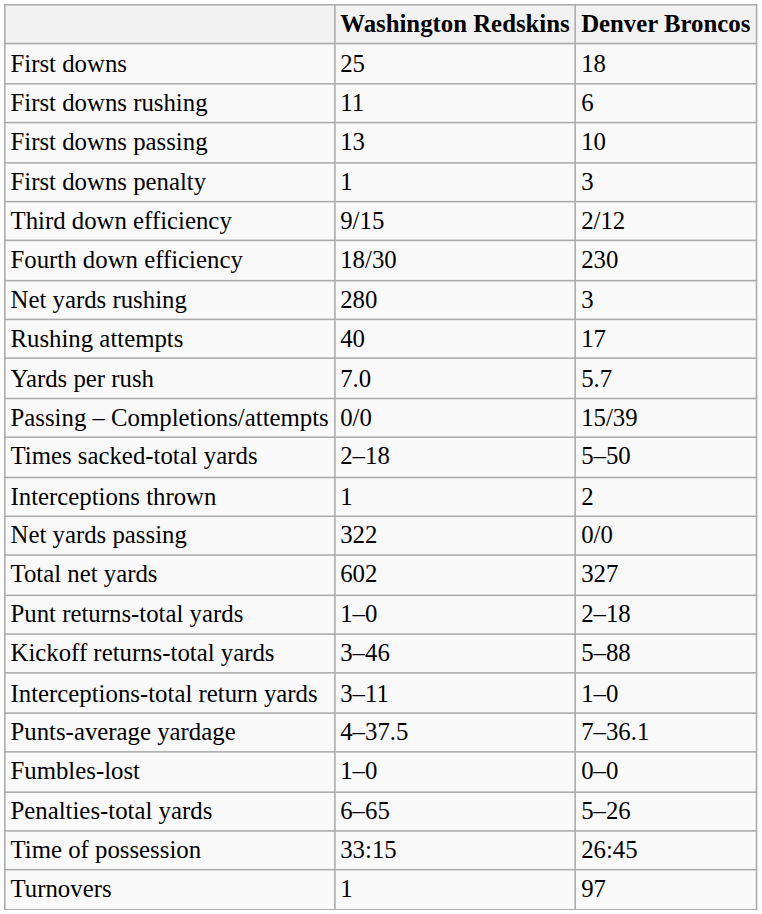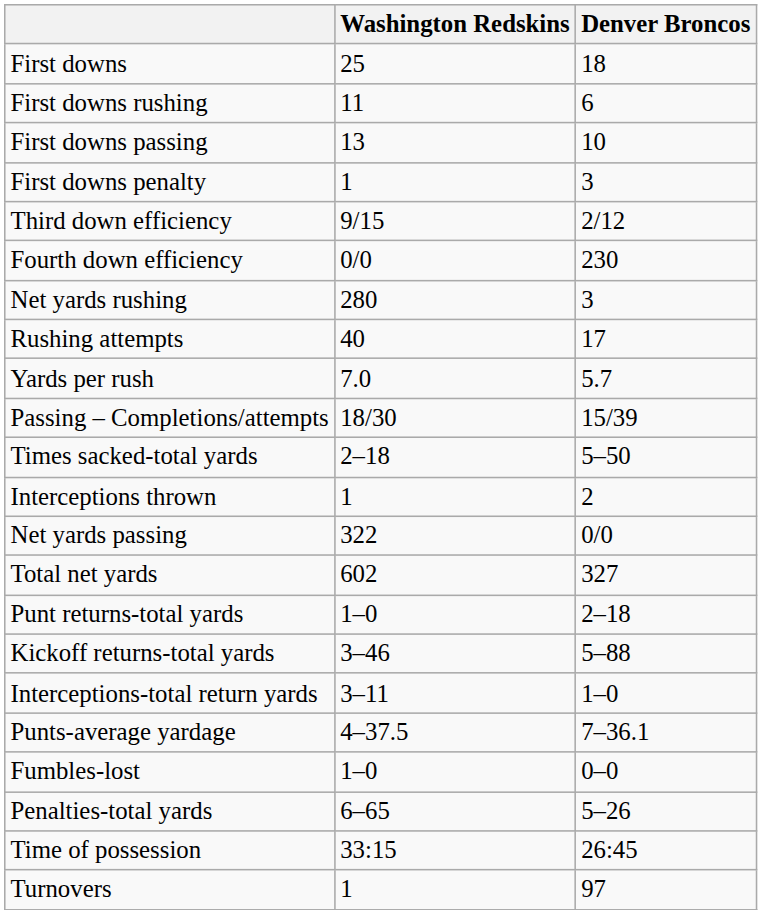(368, 260) 18/30 -> (356, 260) 0/0
(356, 417) 0/0 -> (368, 417) 18/30
